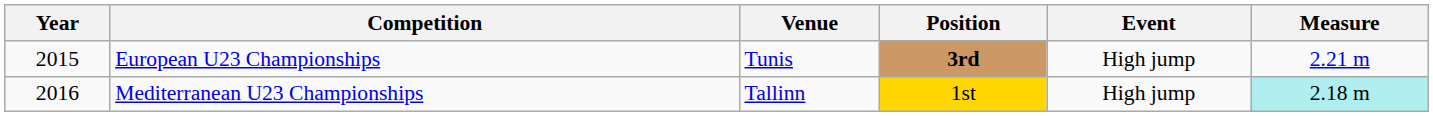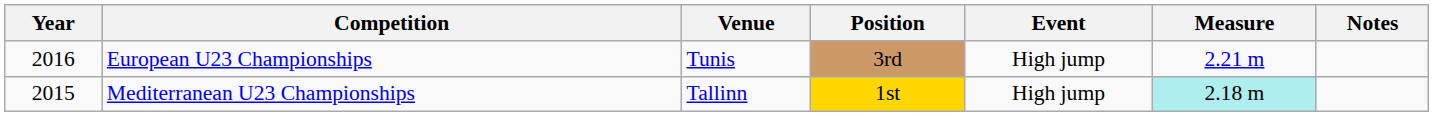+ column: (1373, 22)
(57, 58) 2015 -> (53, 58) 2016
(963, 58) bold -> (888, 58) normal
(57, 93) 2016 -> (53, 93) 2015
